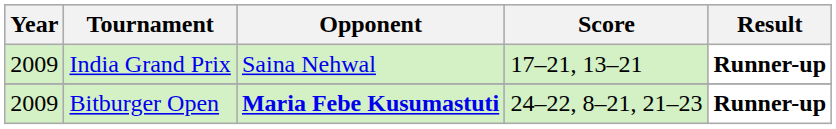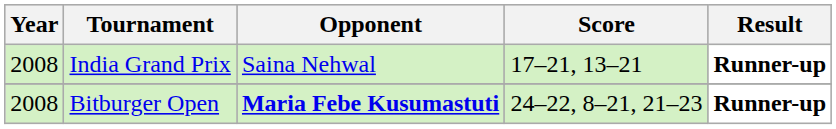(34, 64) 2009 -> (34, 64) 2008
(34, 103) 2009 -> (34, 103) 2008
